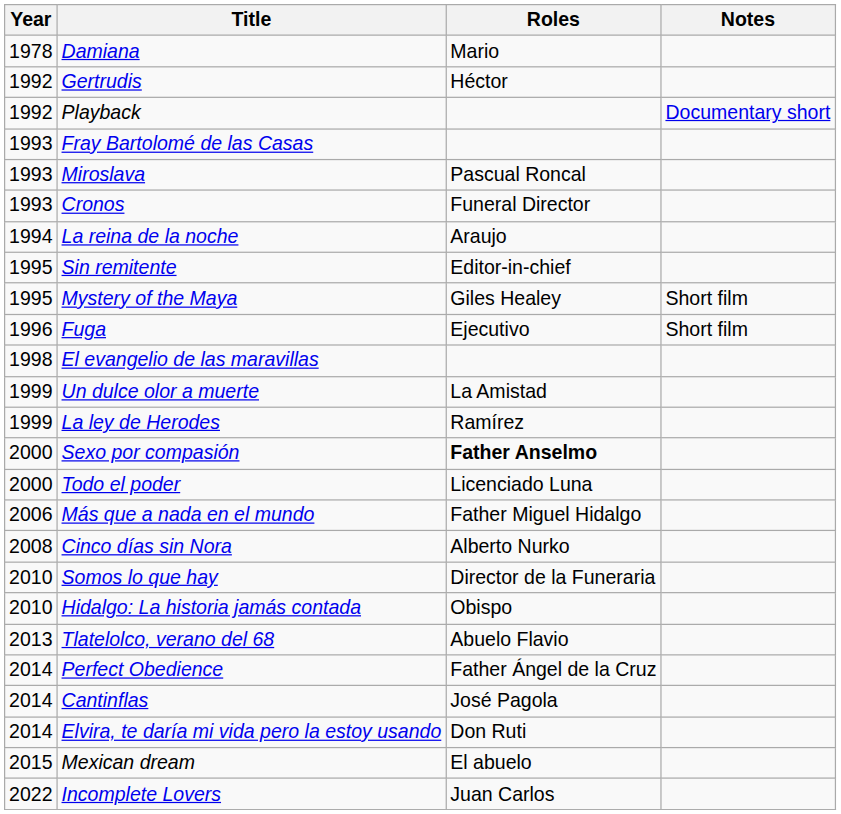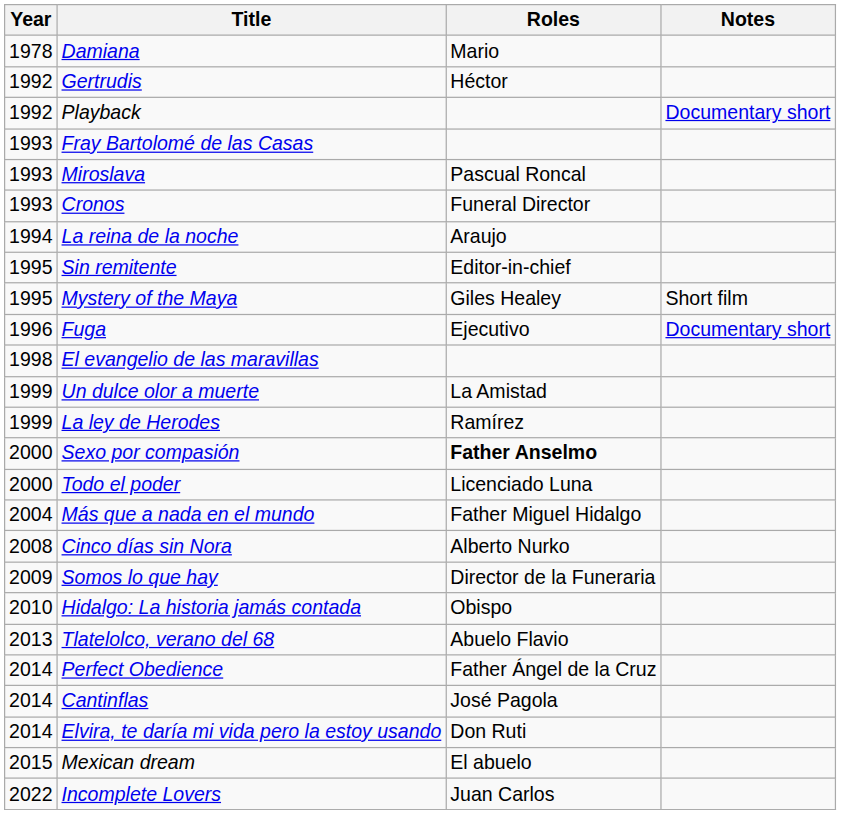(707, 329) Short film -> (748, 329) Documentary short
(31, 515) 2006 -> (31, 515) 2004
(31, 577) 2010 -> (31, 577) 2009
